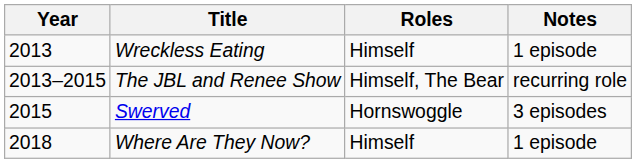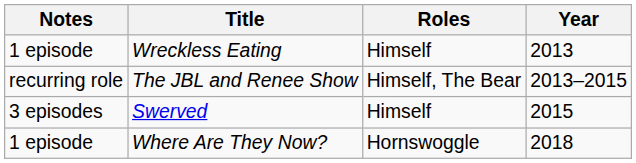columns swapped: (58, 19) <-> (570, 19)
(406, 111) Hornswoggle -> (399, 111) Himself
(382, 142) Himself -> (423, 142) Hornswoggle
